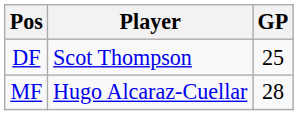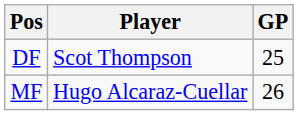(273, 92) 28 -> (273, 92) 26
